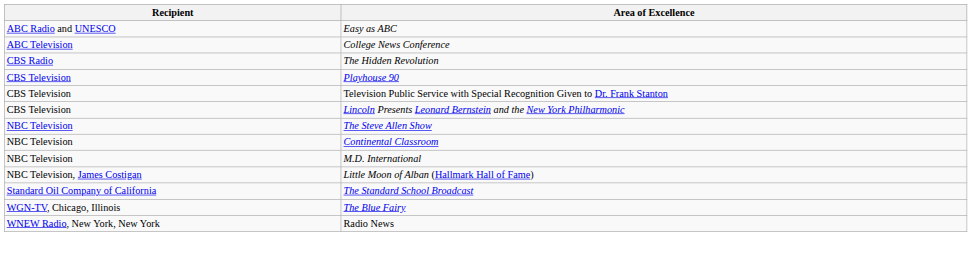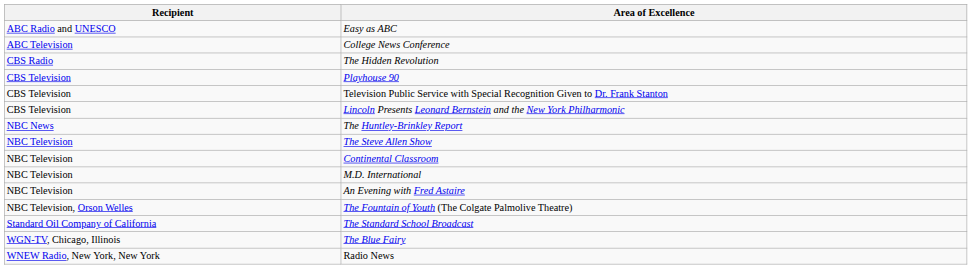+ row: (403, 126)
+ row: (404, 191)
+ row: (458, 207)
- row: (439, 175)
